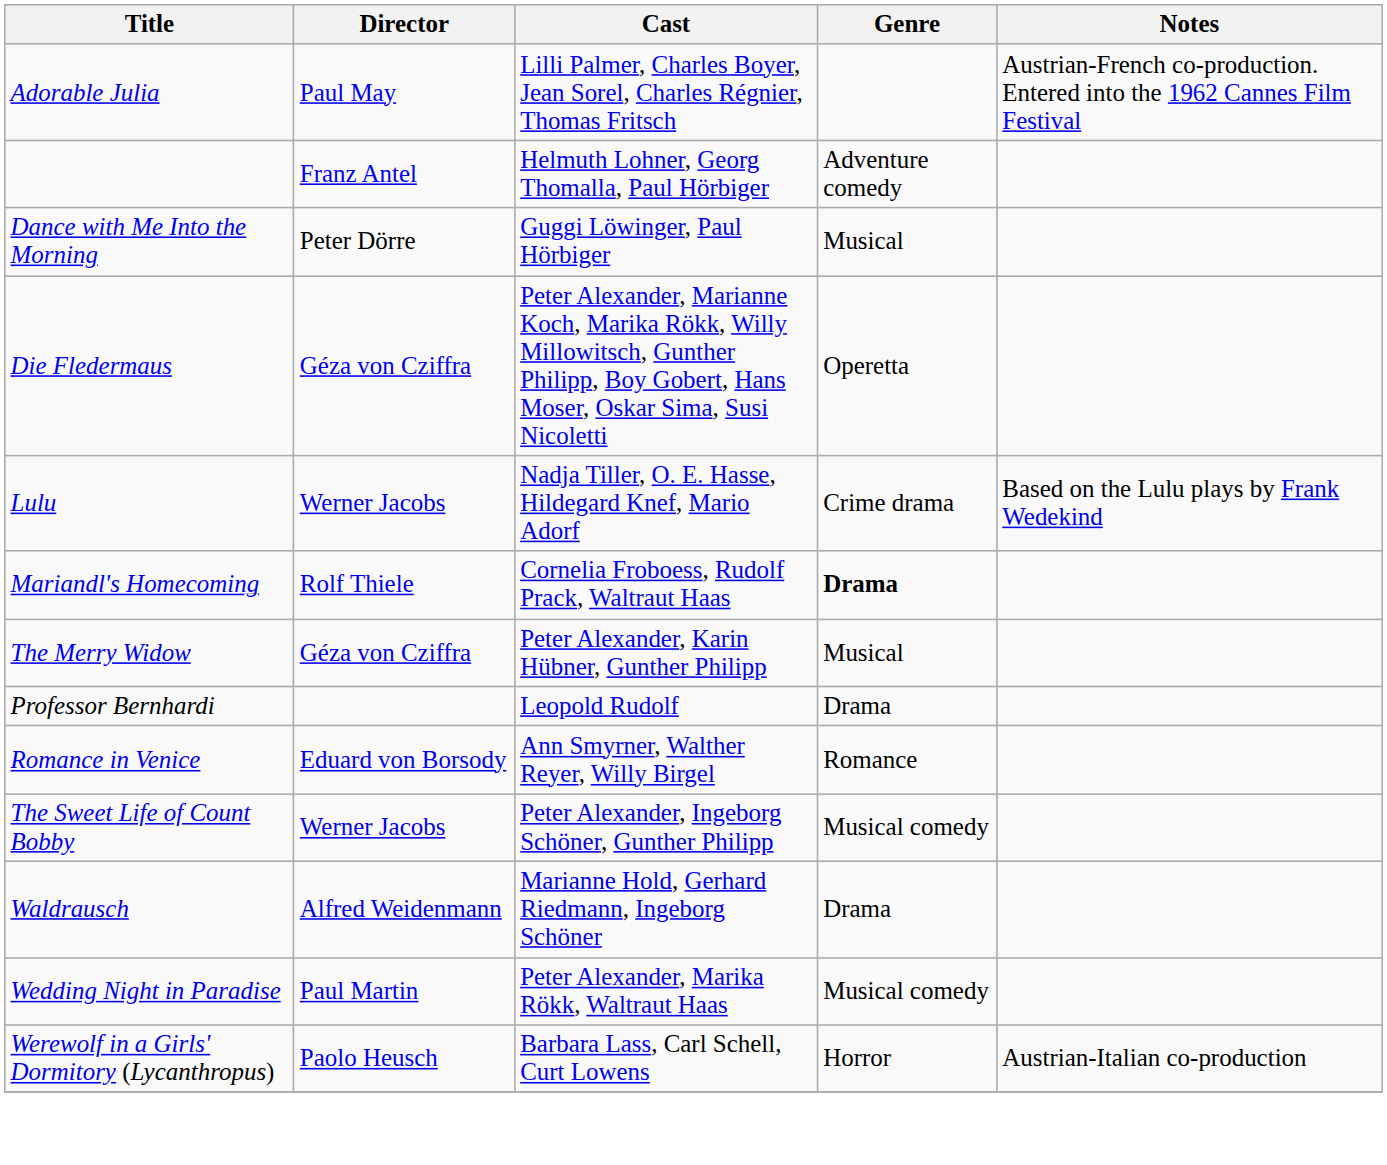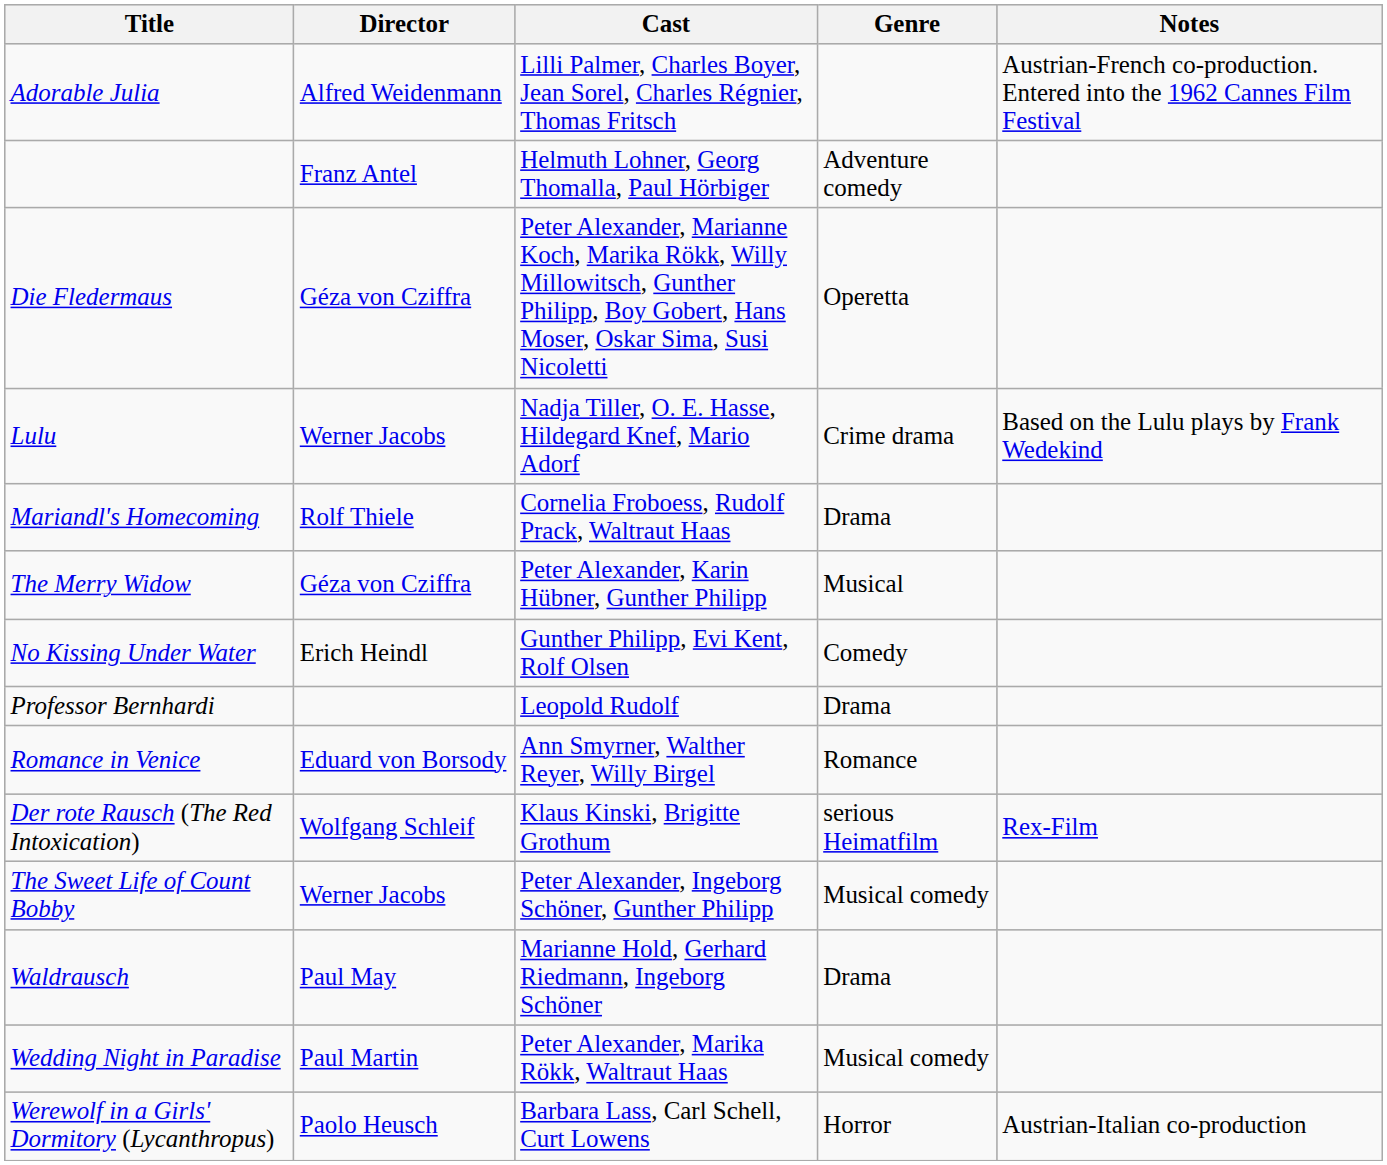(348, 91) Paul May -> (401, 91) Alfred Weidenmann
- row: (128, 241)
(861, 584) bold -> (857, 517) normal
+ row: (133, 652)
+ row: (141, 827)
(401, 909) Alfred Weidenmann -> (348, 976) Paul May
